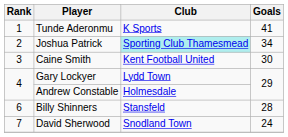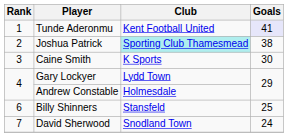(142, 28) K Sports -> (169, 28) Kent Football United
(267, 28) no background -> (267, 28) lavender background
(267, 44) 34 -> (267, 44) 38
(169, 60) Kent Football United -> (142, 60) K Sports
(267, 108) 28 -> (267, 108) 25
